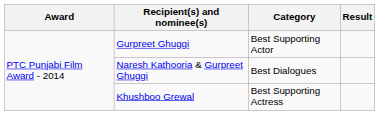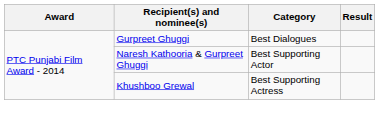(285, 44) Best Supporting Actor -> (283, 38) Best Dialogues
(283, 70) Best Dialogues -> (285, 59) Best Supporting Actor
